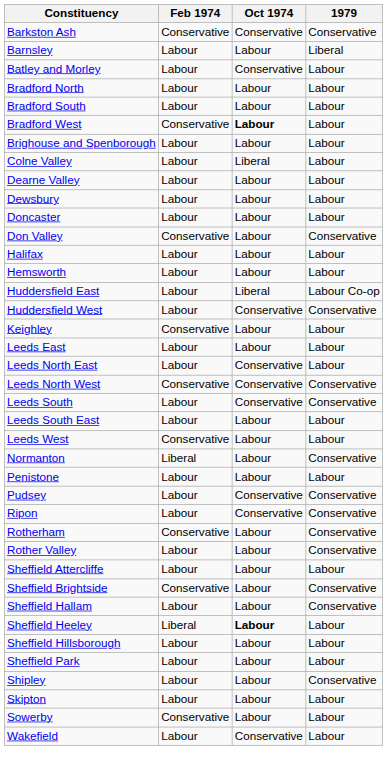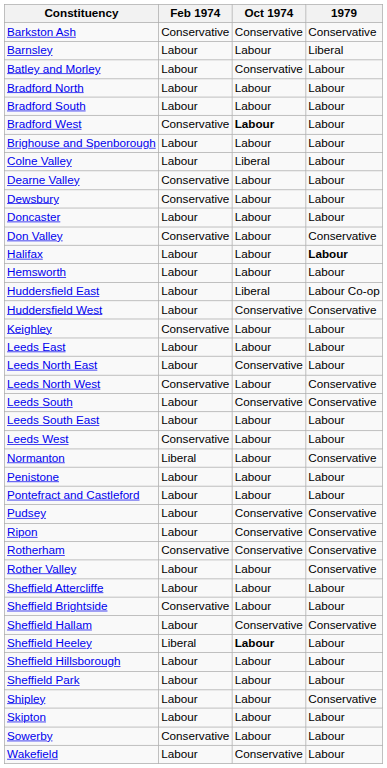(179, 180) Labour -> (195, 180) Conservative
(179, 198) Labour -> (195, 198) Conservative
(326, 254) normal -> (328, 254) bold
(269, 384) Conservative -> (253, 384) Labour
+ row: (73, 495)
(253, 532) Labour -> (269, 550) Conservative
(342, 587) Conservative -> (326, 606) Labour
(253, 606) Labour -> (269, 625) Conservative
